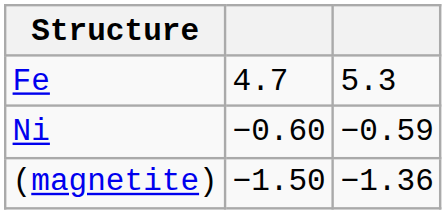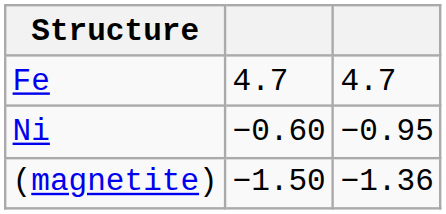(369, 81) 5.3 -> (369, 81) 4.7
(387, 132) −0.59 -> (387, 132) −0.95
